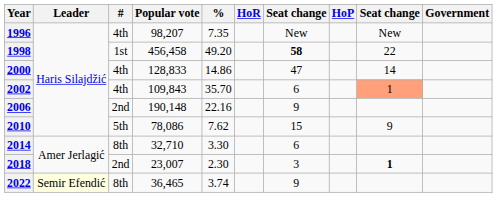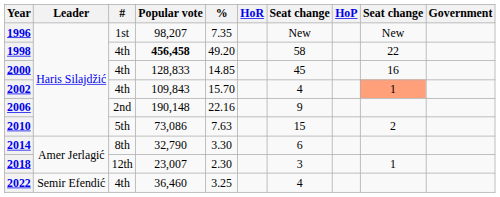(121, 32) 4th -> (122, 32) 1st
(121, 51) 1st -> (122, 51) 4th
(167, 51) normal -> (171, 51) bold
(296, 51) bold -> (300, 51) normal
(218, 70) 14.86 -> (222, 70) 14.85
(296, 70) 47 -> (300, 70) 45
(390, 70) 14 -> (393, 70) 16
(218, 88) 35.70 -> (222, 88) 15.70
(296, 88) 6 -> (300, 88) 4
(167, 126) 78,086 -> (171, 126) 73,086
(218, 126) 7.62 -> (222, 126) 7.63
(390, 126) 9 -> (393, 126) 2
(167, 145) 32,710 -> (171, 145) 32,790
(121, 164) 2nd -> (122, 164) 12th
(390, 164) bold -> (393, 164) normal
(71, 182) lightyellow background -> (71, 182) no background
(121, 182) 8th -> (122, 182) 4th
(167, 182) 36,465 -> (171, 182) 36,460
(218, 182) 3.74 -> (222, 182) 3.25
(296, 182) 9 -> (300, 182) 4
